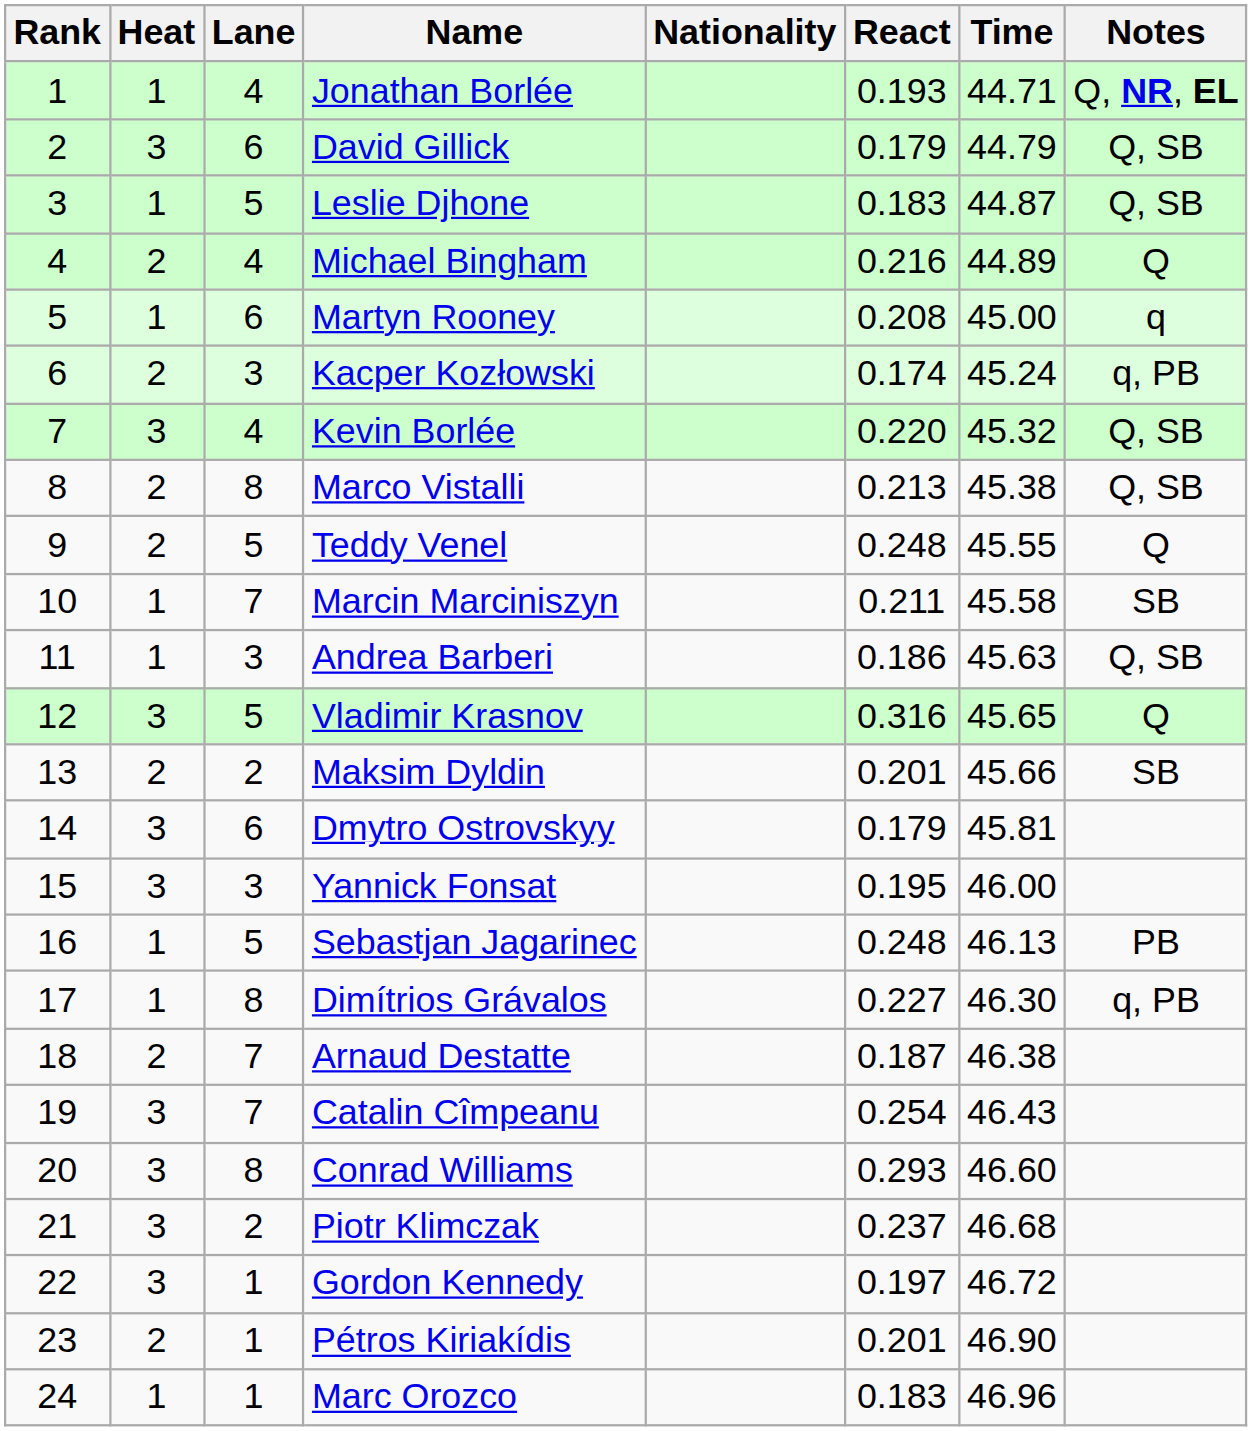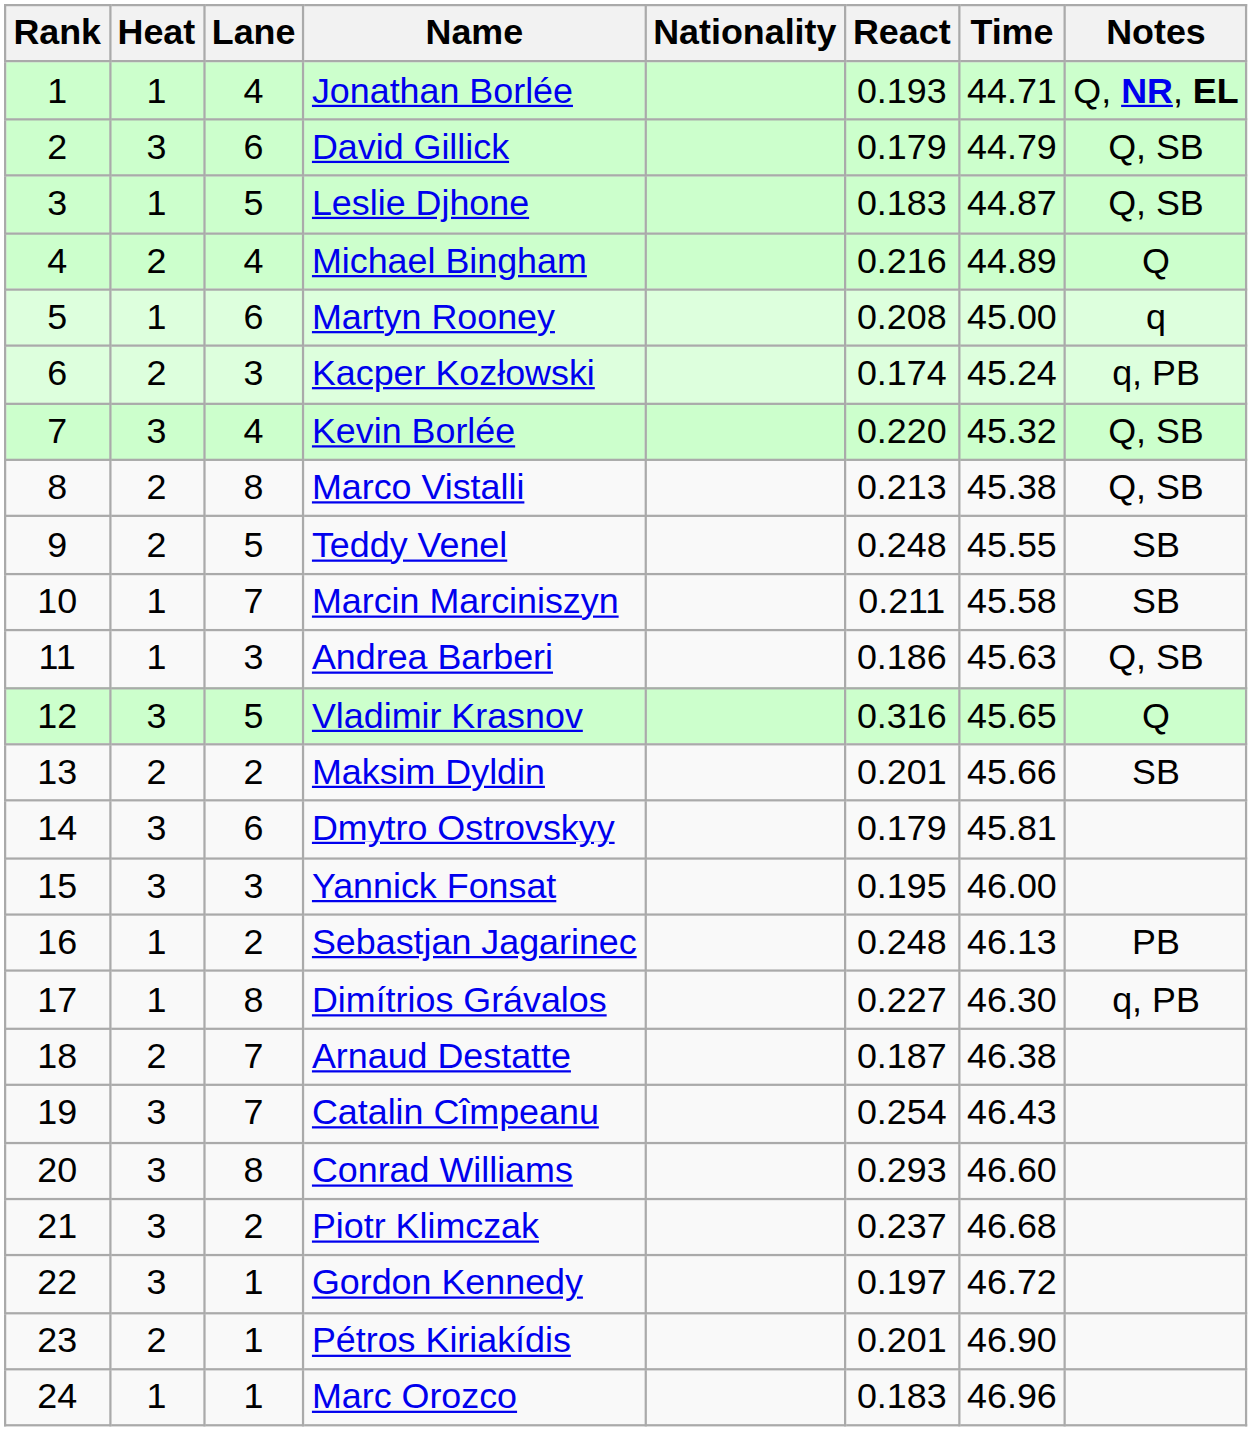(1156, 544) Q -> (1156, 544) SB
(254, 942) 5 -> (254, 942) 2
